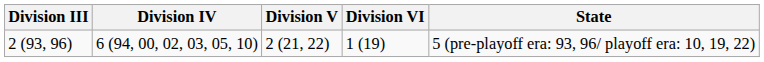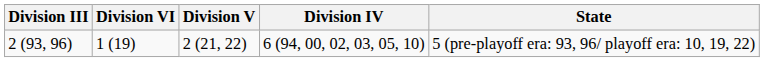columns swapped: (177, 17) <-> (385, 17)
